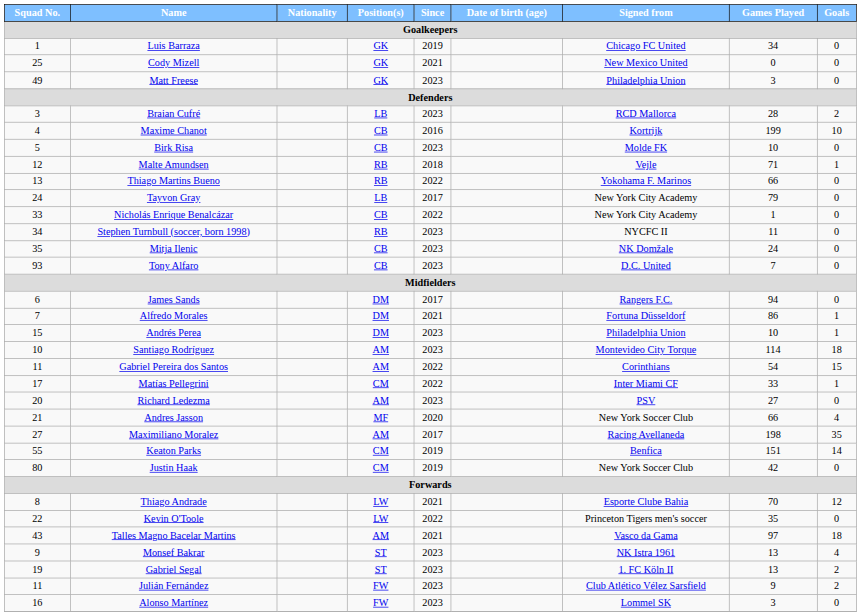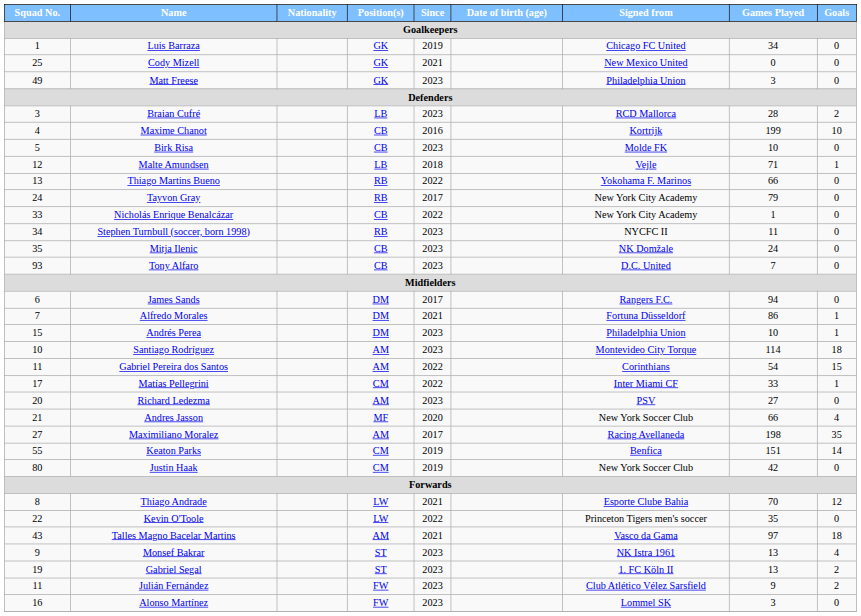(381, 165) RB -> (381, 165) LB
(381, 198) LB -> (381, 198) RB
